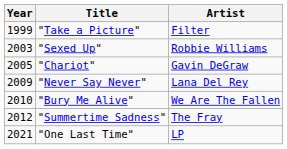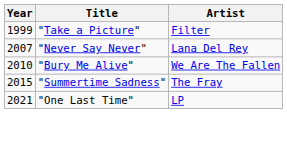- row: (70, 48)
- row: (67, 65)
(20, 83) 2009 -> (20, 48) 2007
(20, 117) 2012 -> (20, 83) 2015
